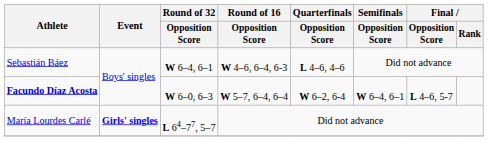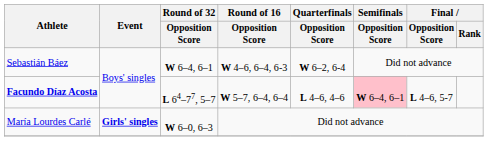(322, 68) L 4–6, 4–6 -> (322, 68) W 6–2, 6-4
(189, 97) W 6–0, 6–3 -> (189, 98) L 64–77, 5–7
(322, 97) W 6–2, 6-4 -> (322, 98) L 4–6, 4–6
(380, 97) no background -> (380, 98) pink background
(189, 127) L 64–77, 5–7 -> (189, 128) W 6–0, 6–3
